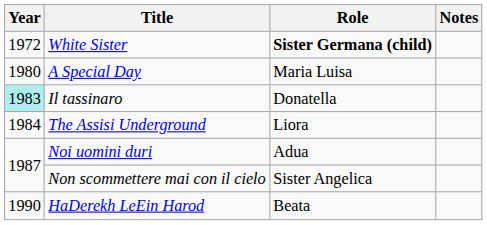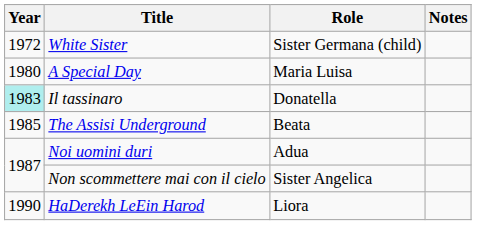(353, 44) bold -> (347, 44) normal
(25, 125) 1984 -> (25, 125) 1985
(291, 125) Liora -> (292, 125) Beata
(292, 205) Beata -> (291, 205) Liora
